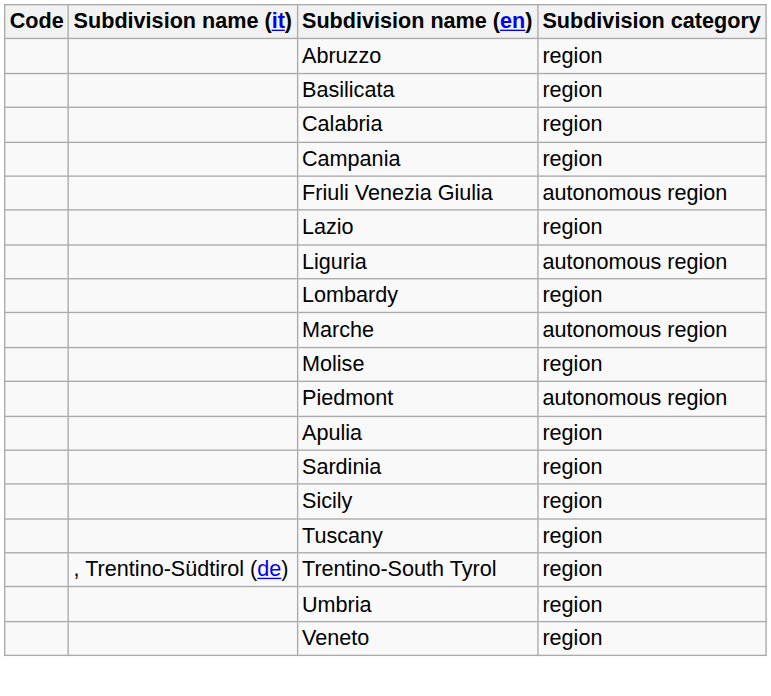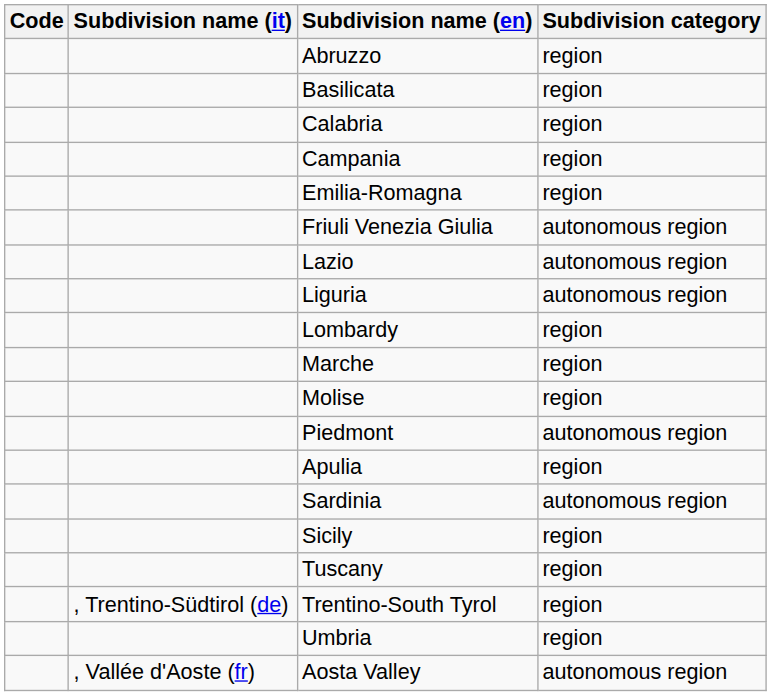+ row: (382, 192)
(572, 227) region -> (635, 261) autonomous region
(635, 329) autonomous region -> (572, 364) region
(572, 466) region -> (635, 501) autonomous region
+ row: (361, 672)
- row: (336, 638)
